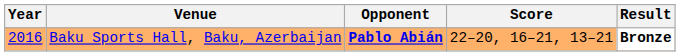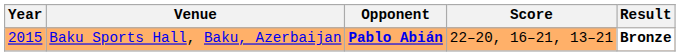(25, 40) 2016 -> (25, 40) 2015
